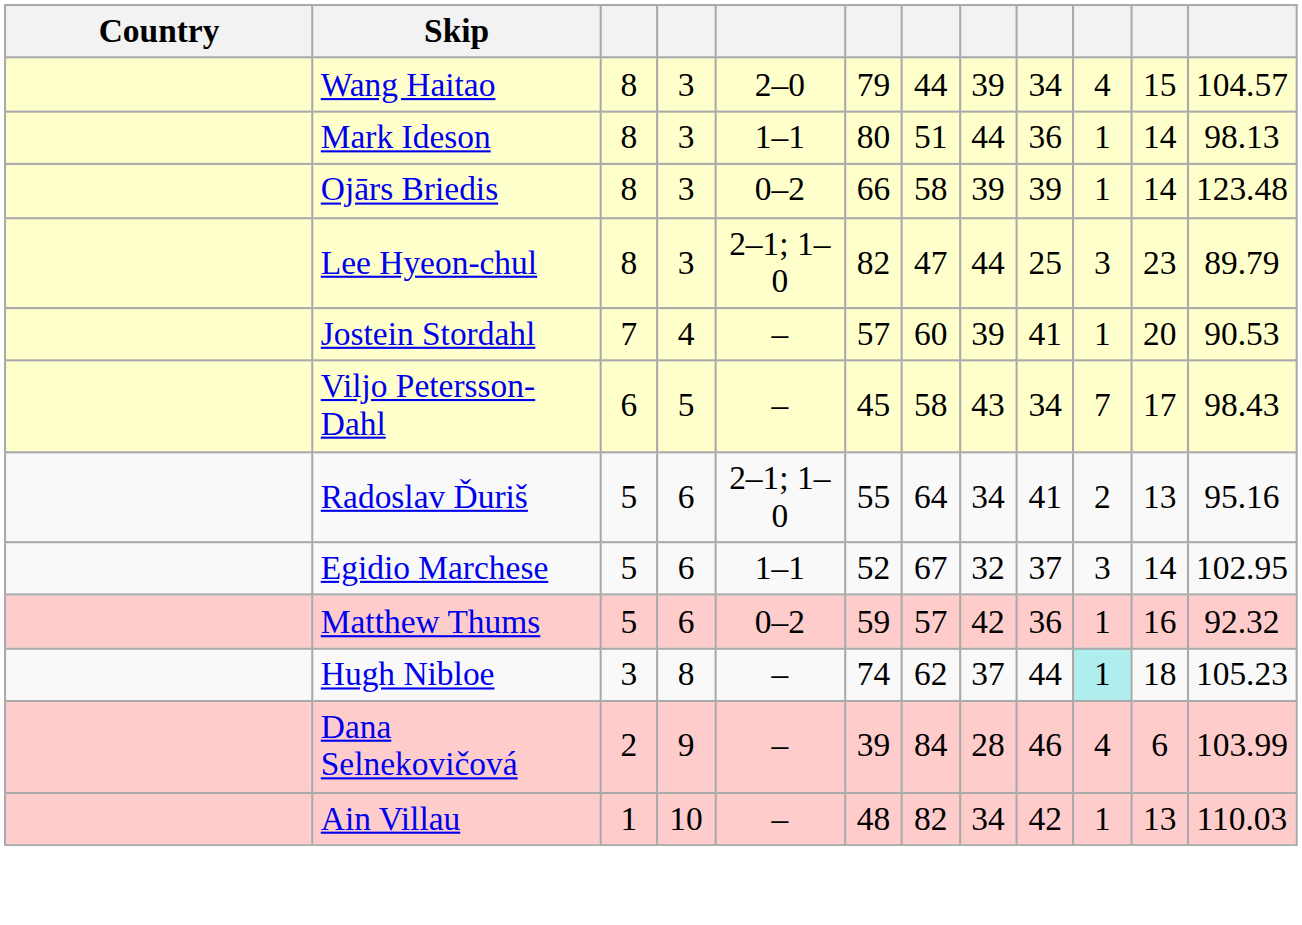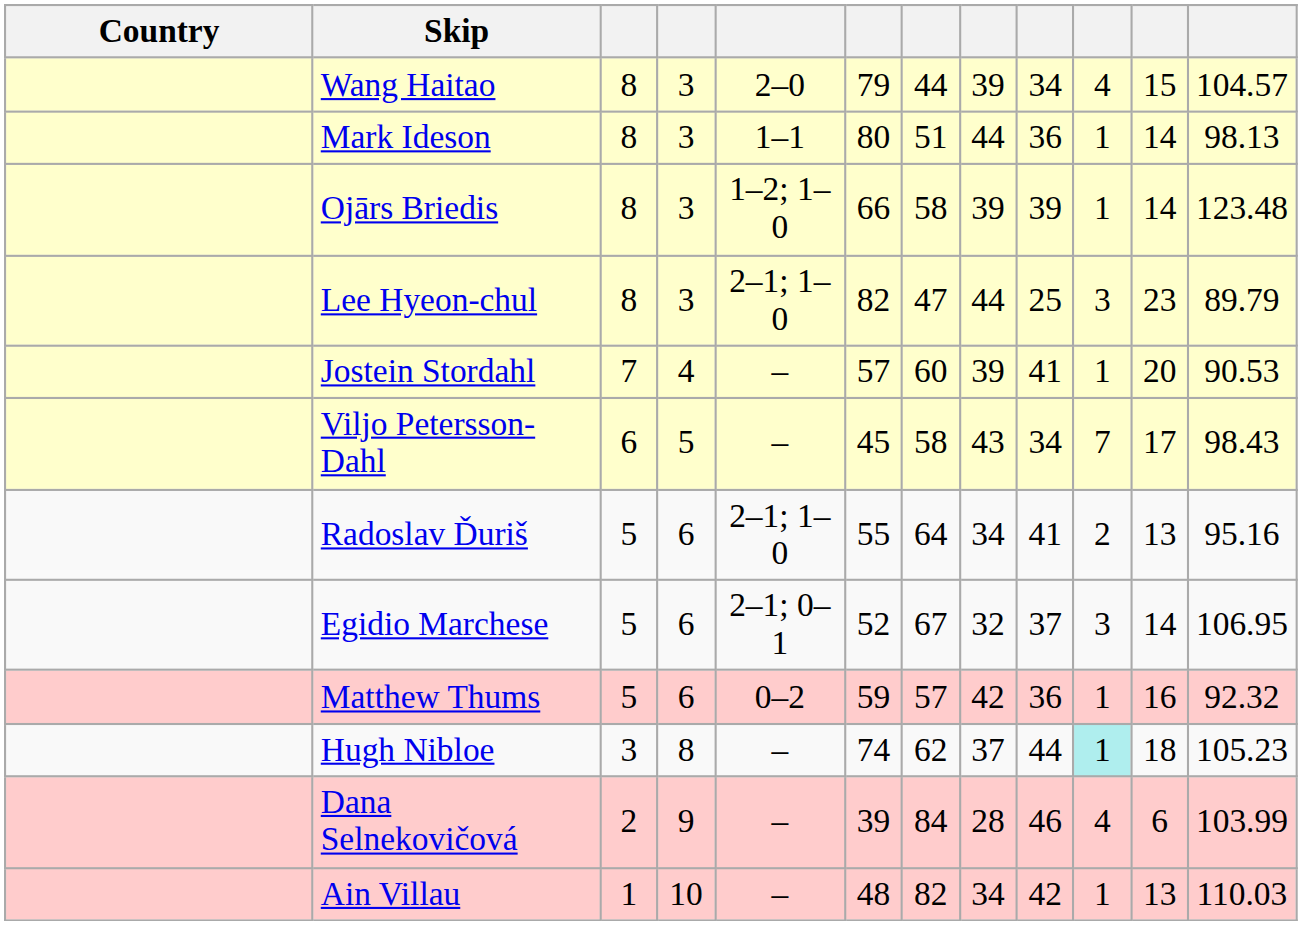(780, 190) 0–2 -> (780, 208) 1–2; 1–0
(780, 568) 1–1 -> (780, 624) 2–1; 0–1
(1242, 568) 102.95 -> (1242, 624) 106.95
